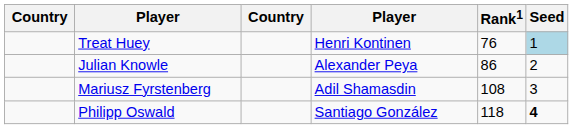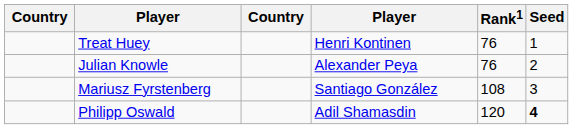(534, 43) lightblue background -> (534, 43) no background
(489, 66) 86 -> (489, 66) 76
(365, 89) Adil Shamasdin -> (376, 89) Santiago González
(376, 112) Santiago González -> (365, 112) Adil Shamasdin
(492, 112) 118 -> (493, 112) 120
